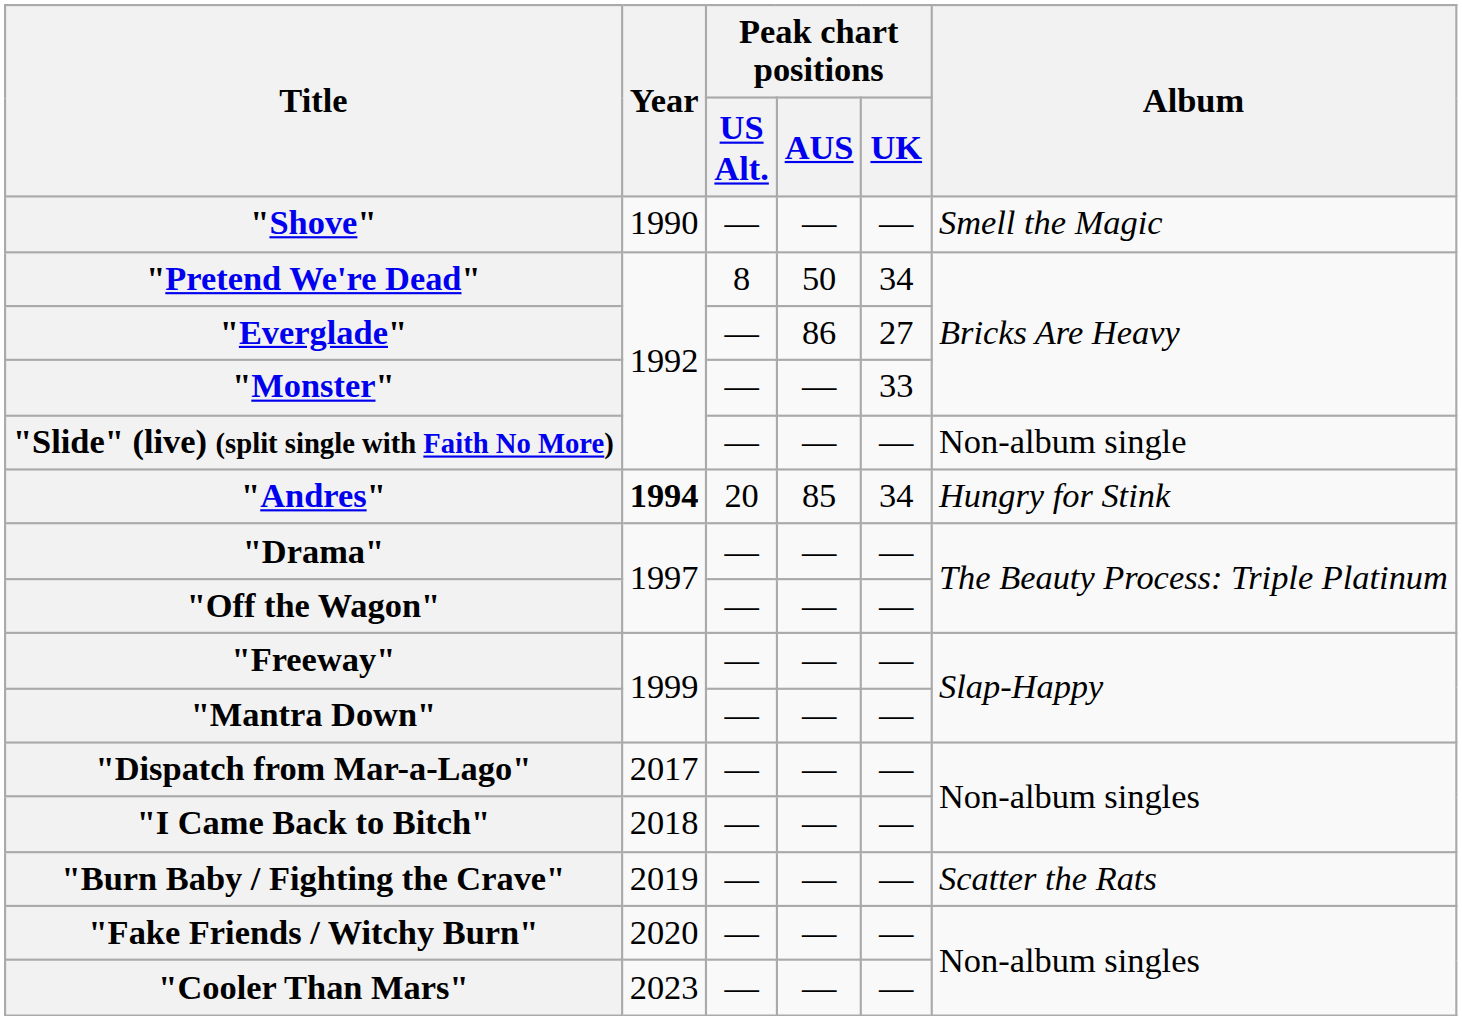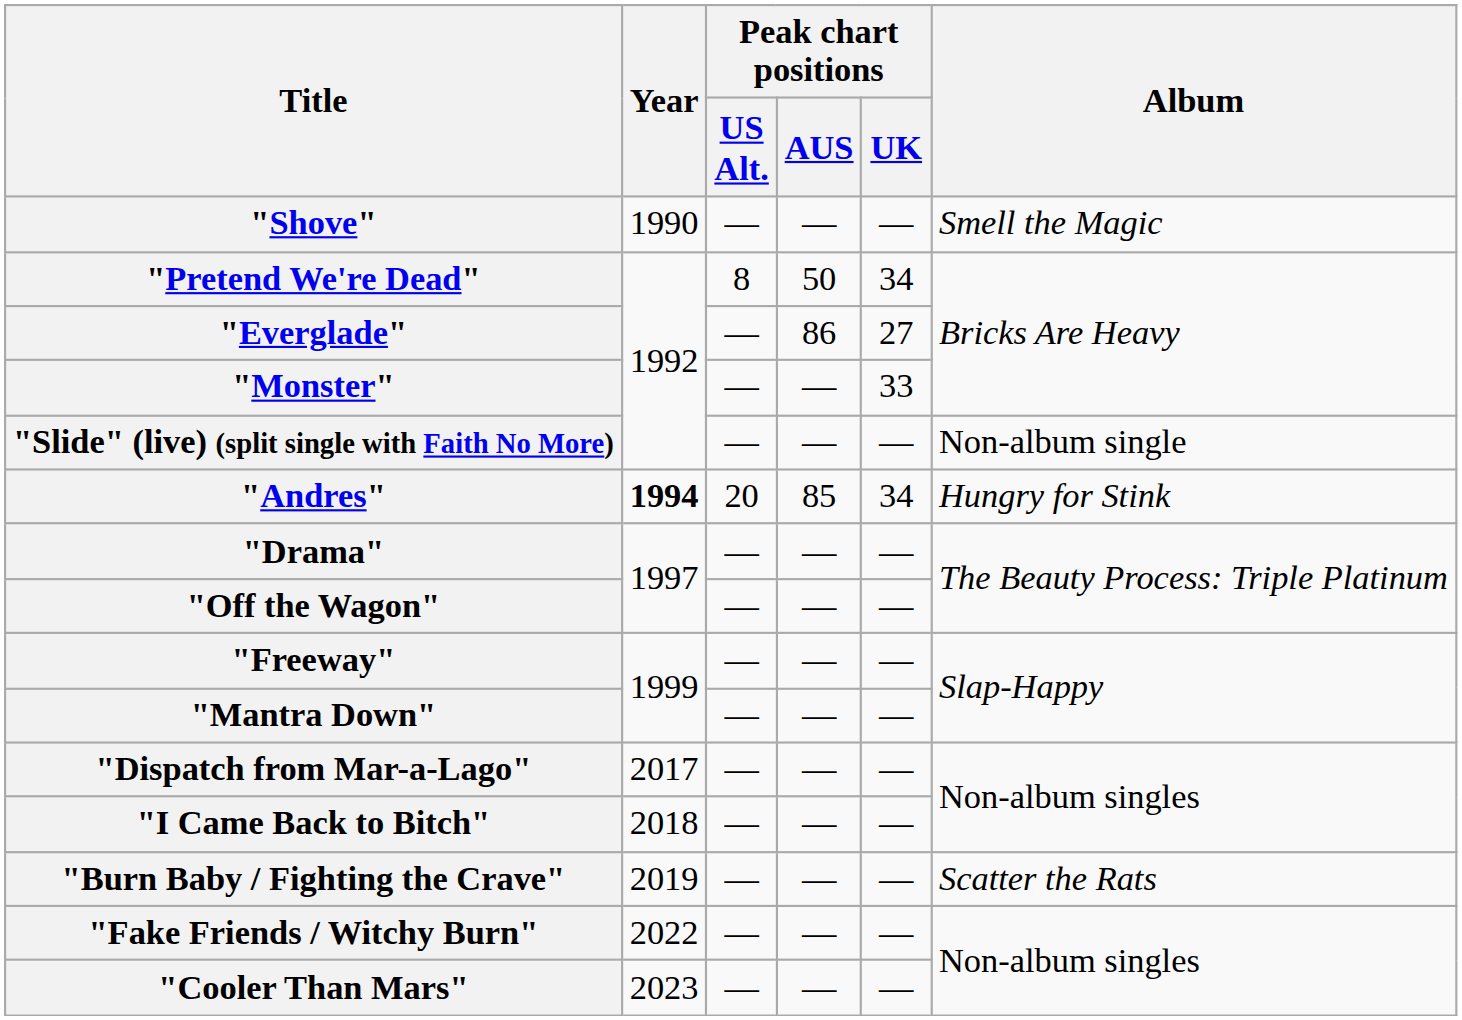(664, 932) 2020 -> (664, 932) 2022
